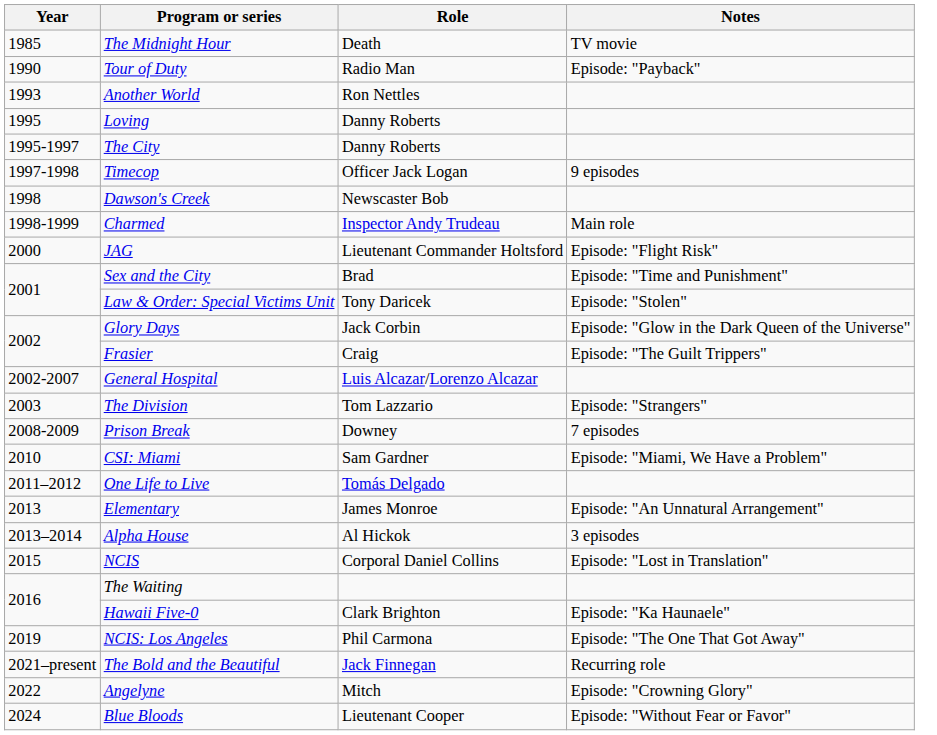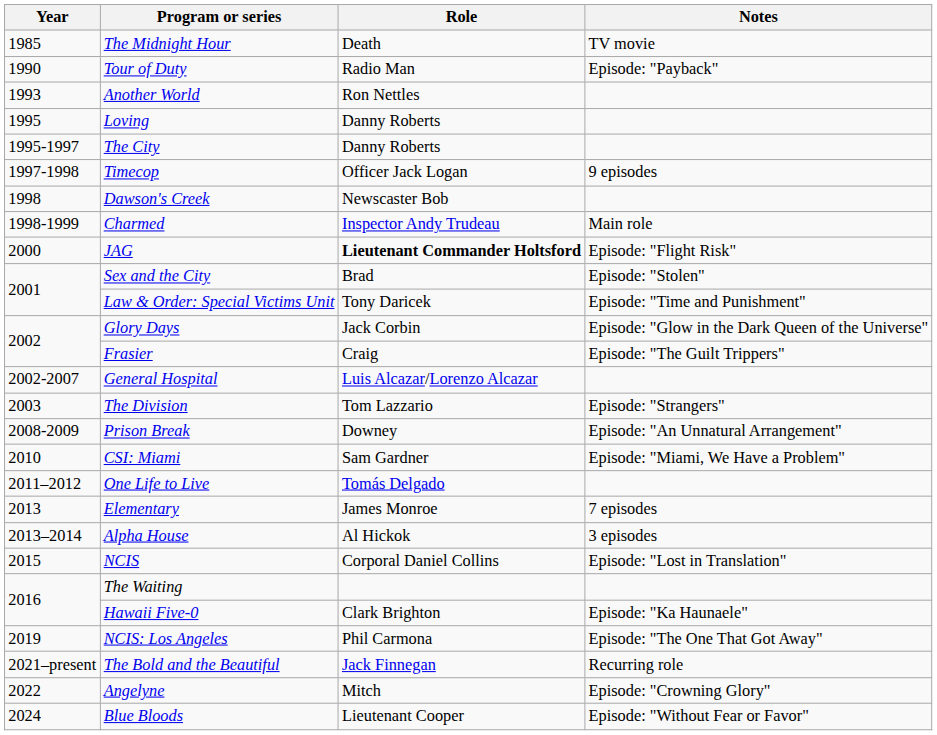(453, 250) normal -> (462, 250) bold
(679, 276) Episode: "Time and Punishment" -> (647, 276) Episode: "Stolen"
(629, 302) Episode: "Stolen" -> (697, 302) Episode: "Time and Punishment"
(605, 431) 7 episodes -> (715, 431) Episode: "An Unnatural Arrangement"
(697, 509) Episode: "An Unnatural Arrangement" -> (623, 509) 7 episodes
